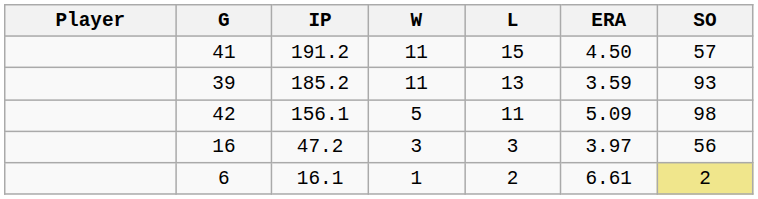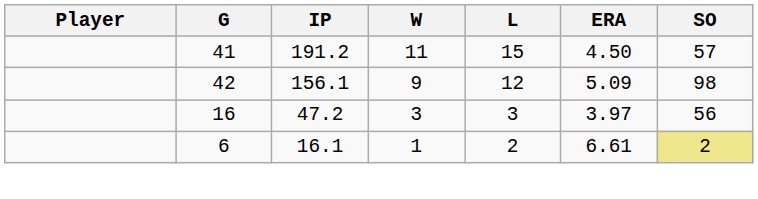- row: (320, 84)
(416, 115) 5 -> (416, 84) 9
(513, 115) 11 -> (513, 84) 12
